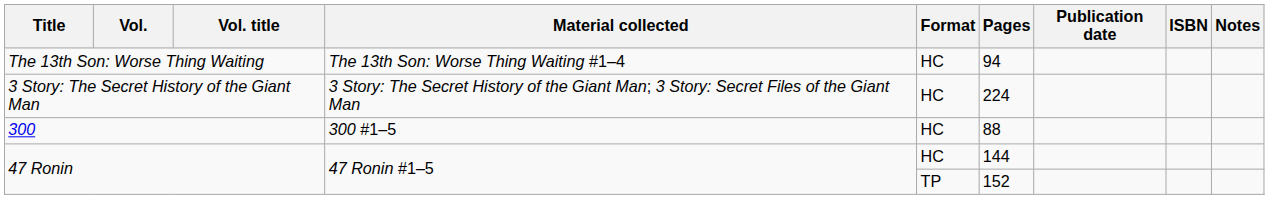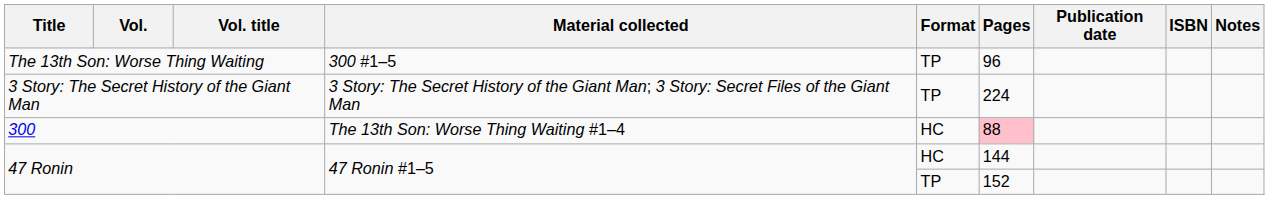(477, 61) The 13th Son: Worse Thing Waiting #1–4 -> (362, 61) 300 #1–5
(932, 61) HC -> (931, 61) TP
(992, 61) 94 -> (992, 61) 96
(932, 95) HC -> (931, 95) TP
(362, 130) 300 #1–5 -> (477, 130) The 13th Son: Worse Thing Waiting #1–4
(992, 130) no background -> (992, 130) pink background
